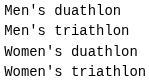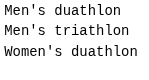- row: (75, 72)
